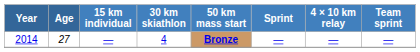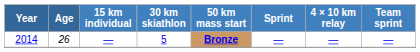(64, 40) 27 -> (64, 40) 26
(164, 40) 4 -> (164, 40) 5
